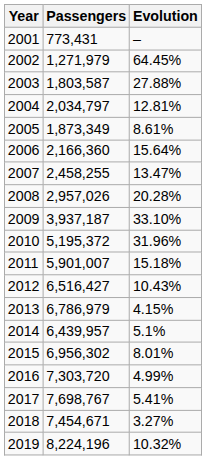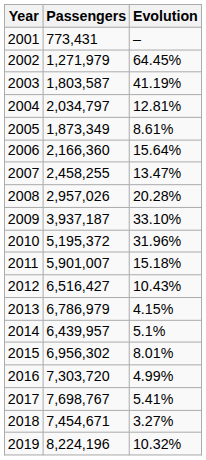(157, 84) 27.88% -> (157, 84) 41.19%
